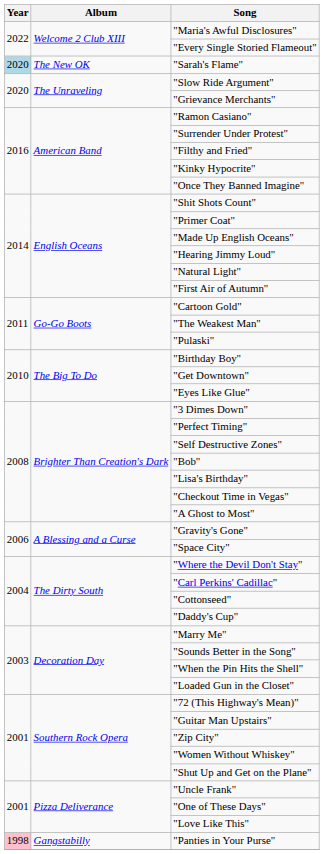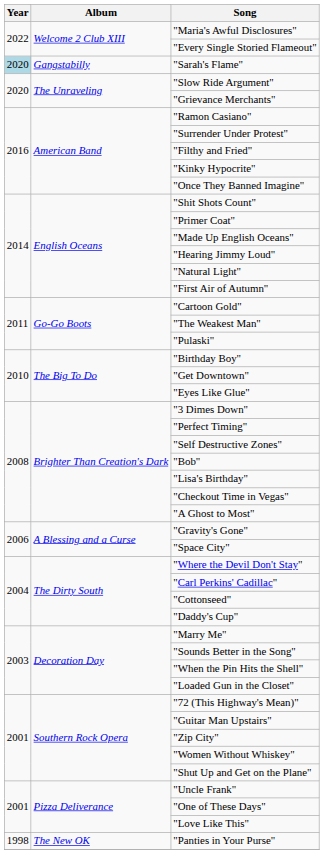(62, 64) The New OK -> (62, 64) Gangstabilly
(18, 841) pink background -> (18, 841) no background
(62, 841) Gangstabilly -> (62, 841) The New OK
